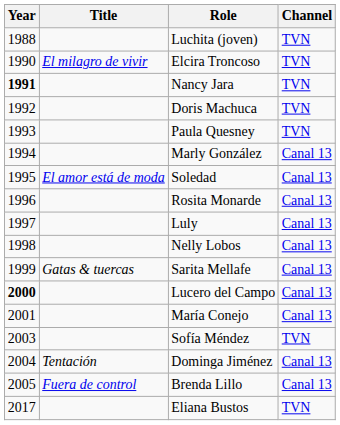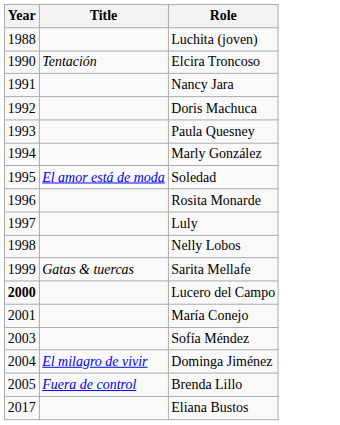- column: (307, 16)
(95, 62) El milagro de vivir -> (69, 62) Tentación
(22, 85) bold -> (22, 85) normal
(69, 361) Tentación -> (95, 361) El milagro de vivir
